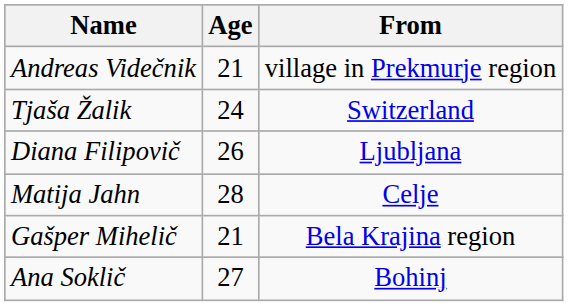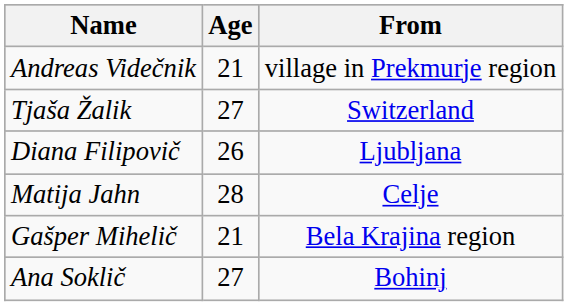(230, 109) 24 -> (230, 109) 27
